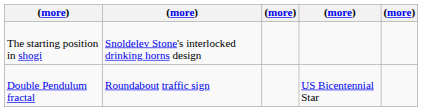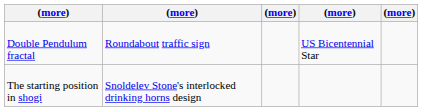rows swapped: (47, 91) <-> (53, 49)
